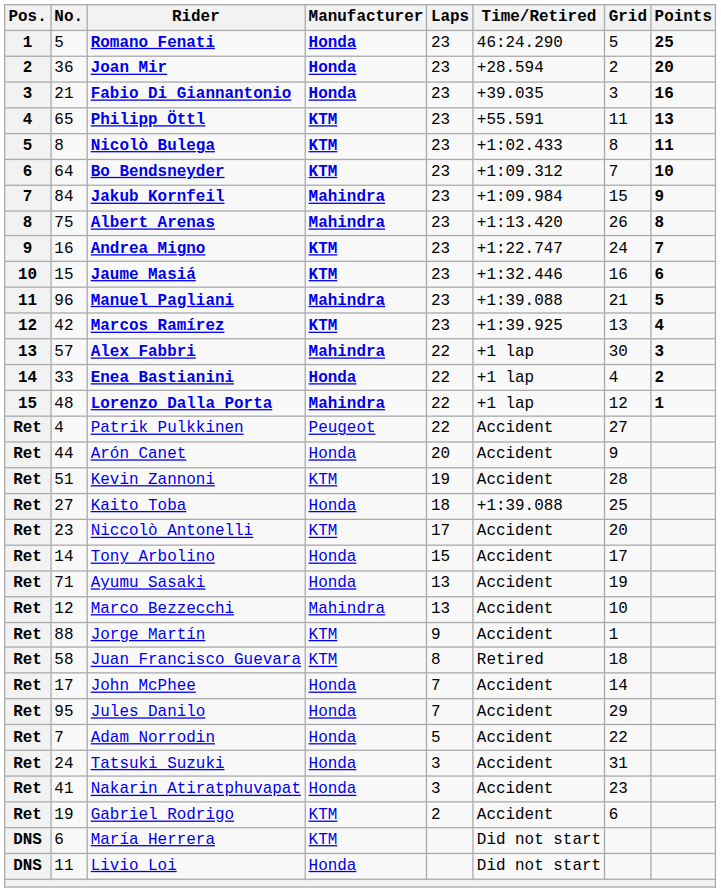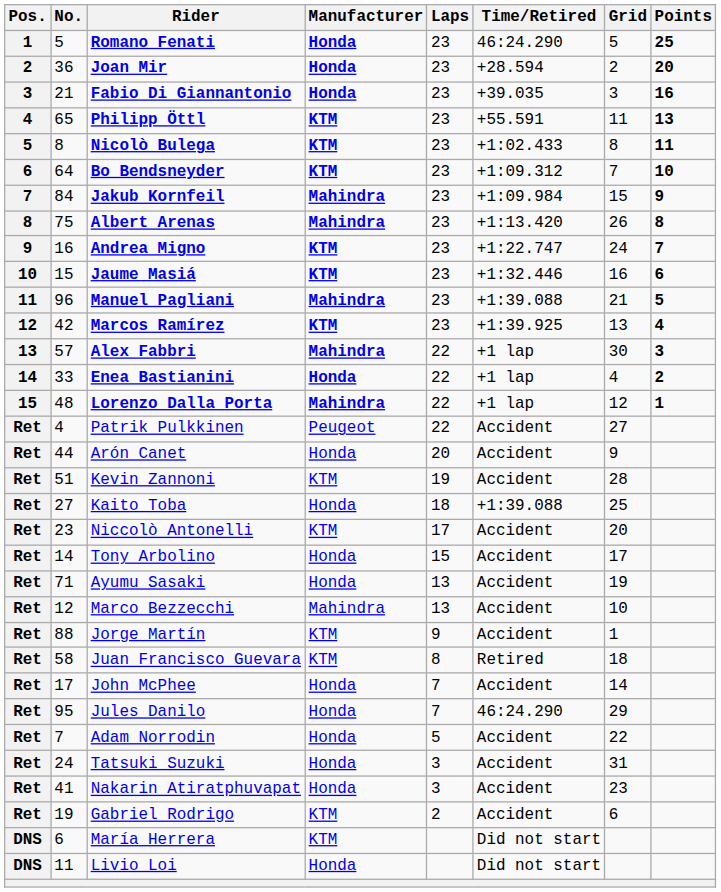(515, 712) Accident -> (520, 712) 46:24.290
